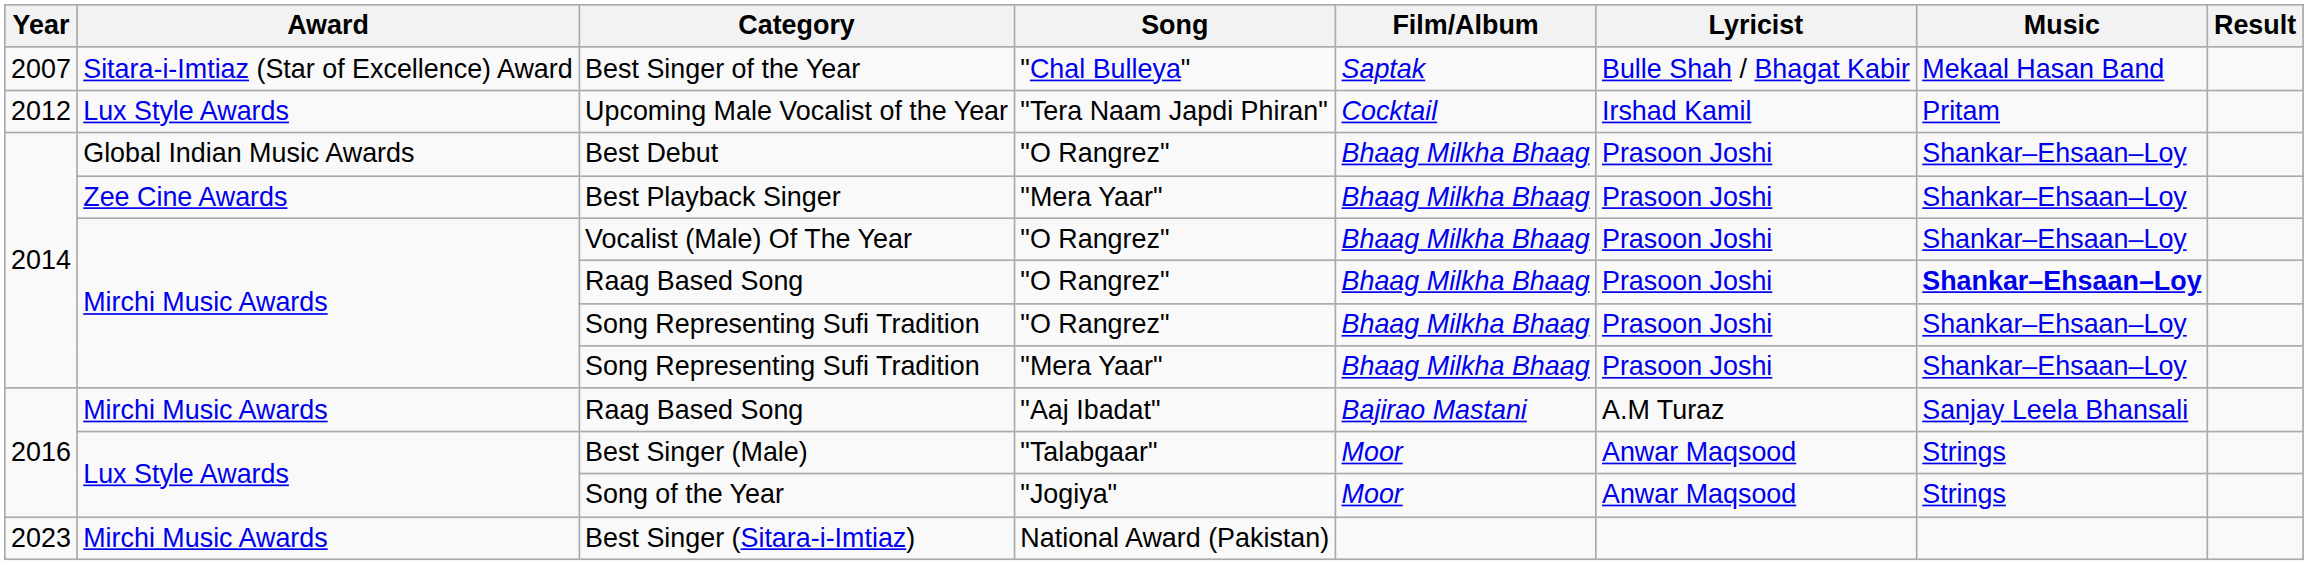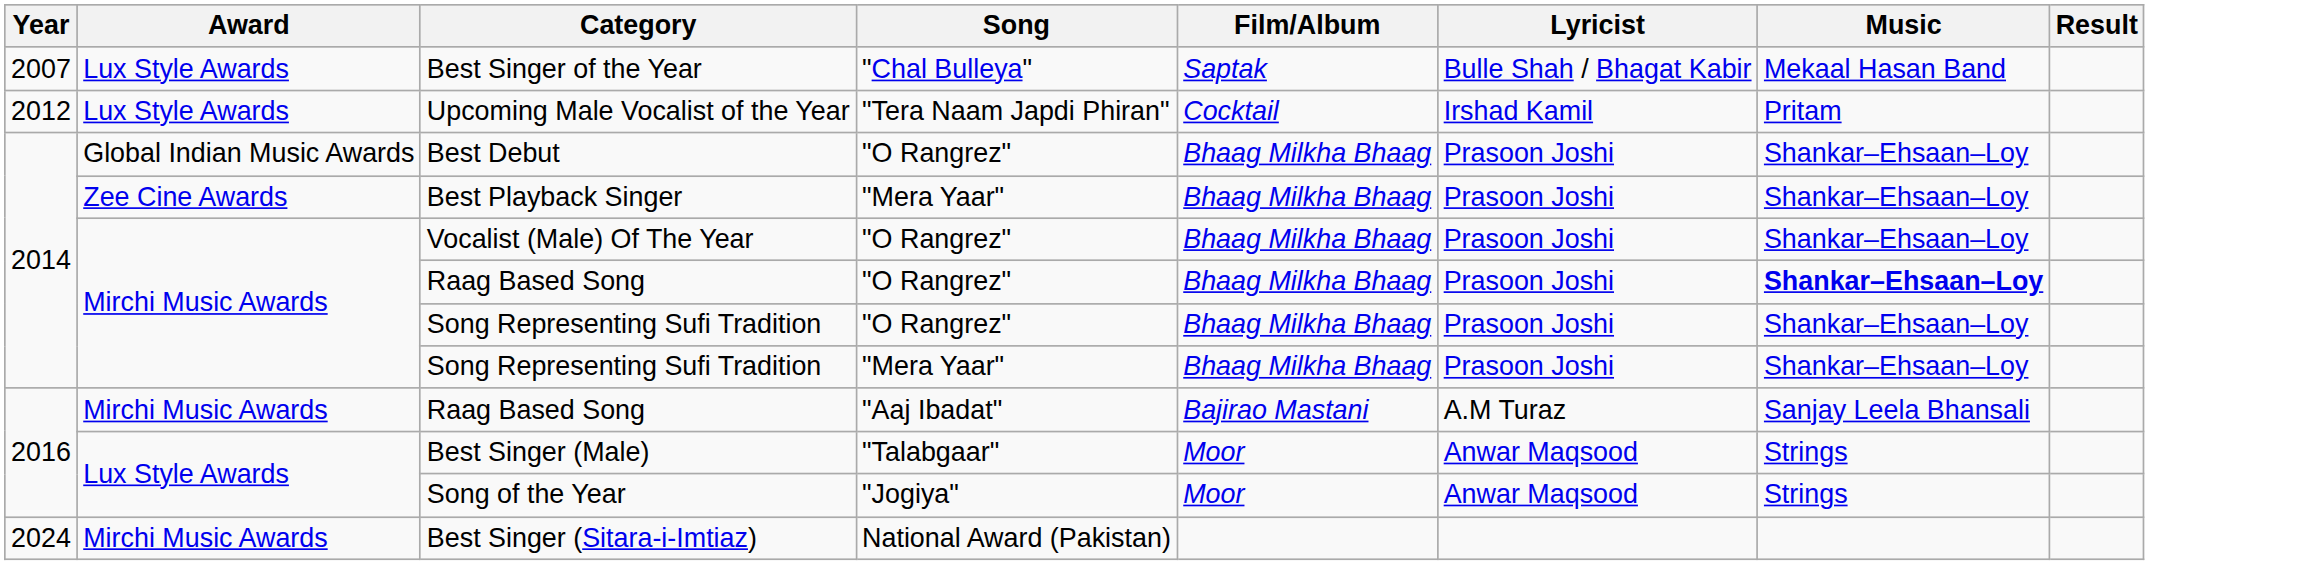(328, 68) Sitara-i-Imtiaz (Star of Excellence) Award -> (186, 68) Lux Style Awards
(41, 537) 2023 -> (41, 537) 2024
